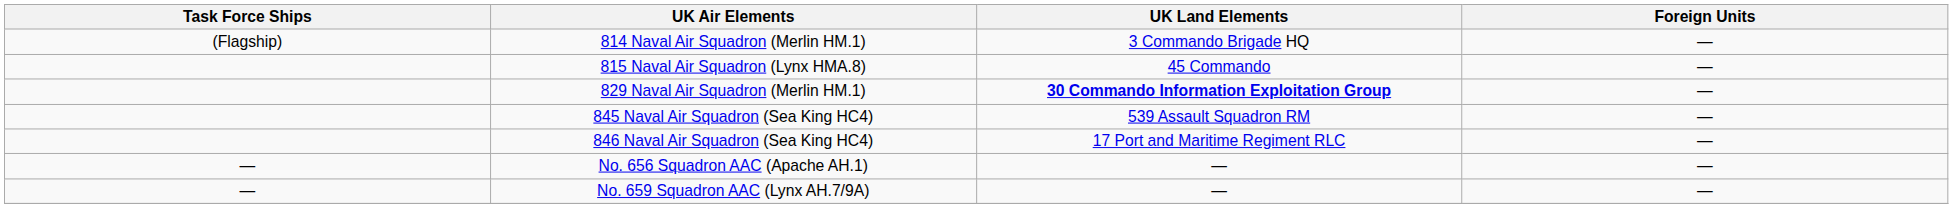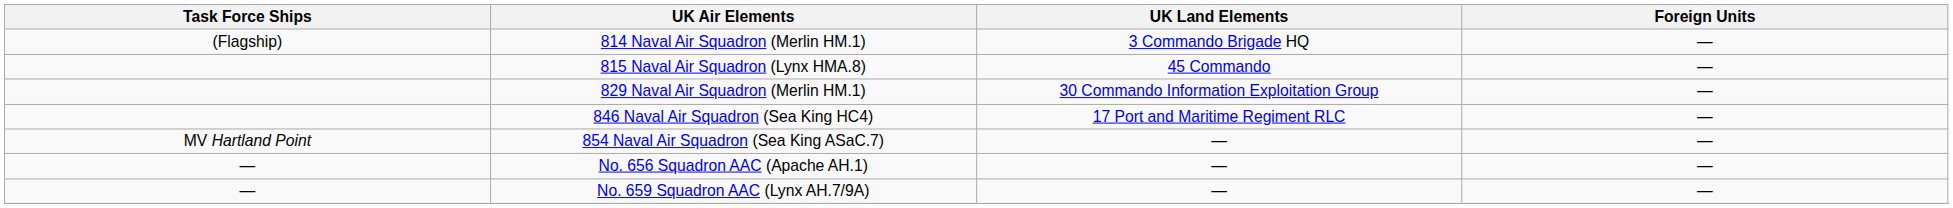(1219, 91) bold -> (1219, 91) normal
- row: (733, 116)
+ row: (733, 141)
